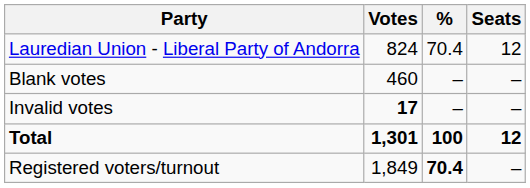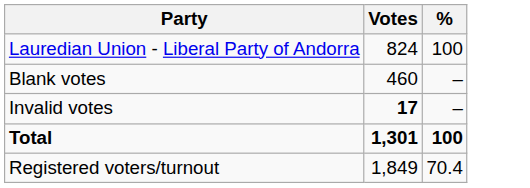- column: (496, 19)
(445, 49) 70.4 -> (447, 49) 100
(445, 167) bold -> (445, 167) normal
